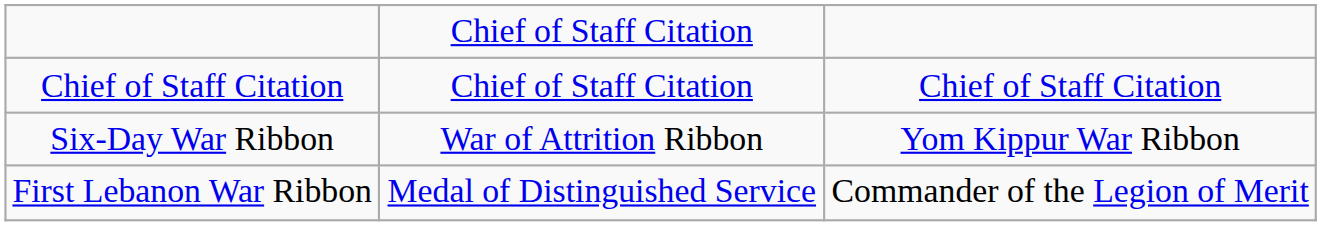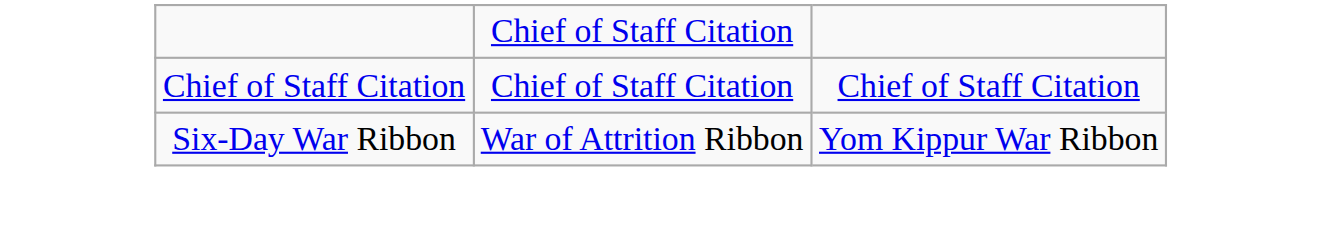- row: (192, 191)
